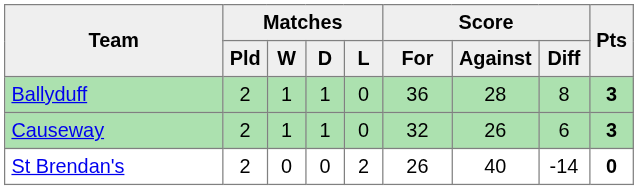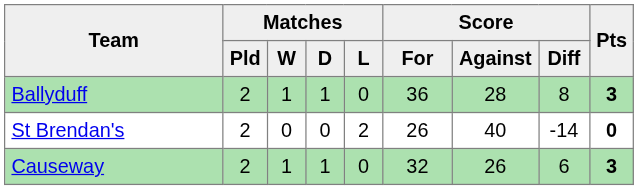rows swapped: (58, 130) <-> (68, 166)
